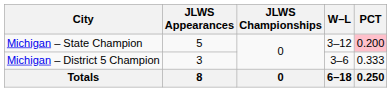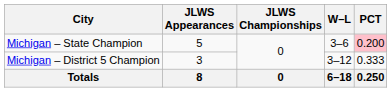(339, 43) 3–12 -> (339, 43) 3–6
(339, 60) 3–6 -> (339, 60) 3–12
